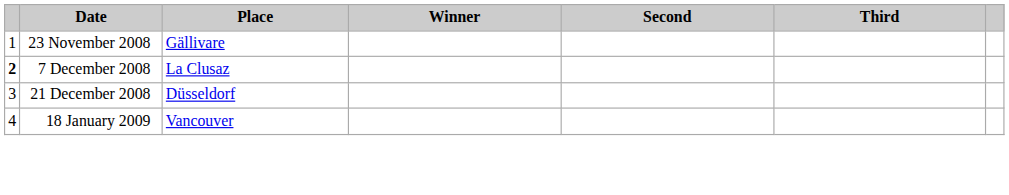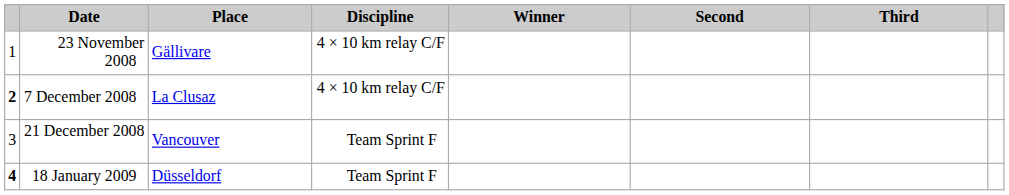+ column: (380, 17)
(201, 94) Düsseldorf -> (186, 140) Vancouver
(12, 120) normal -> (12, 175) bold
(200, 120) Vancouver -> (187, 175) Düsseldorf
